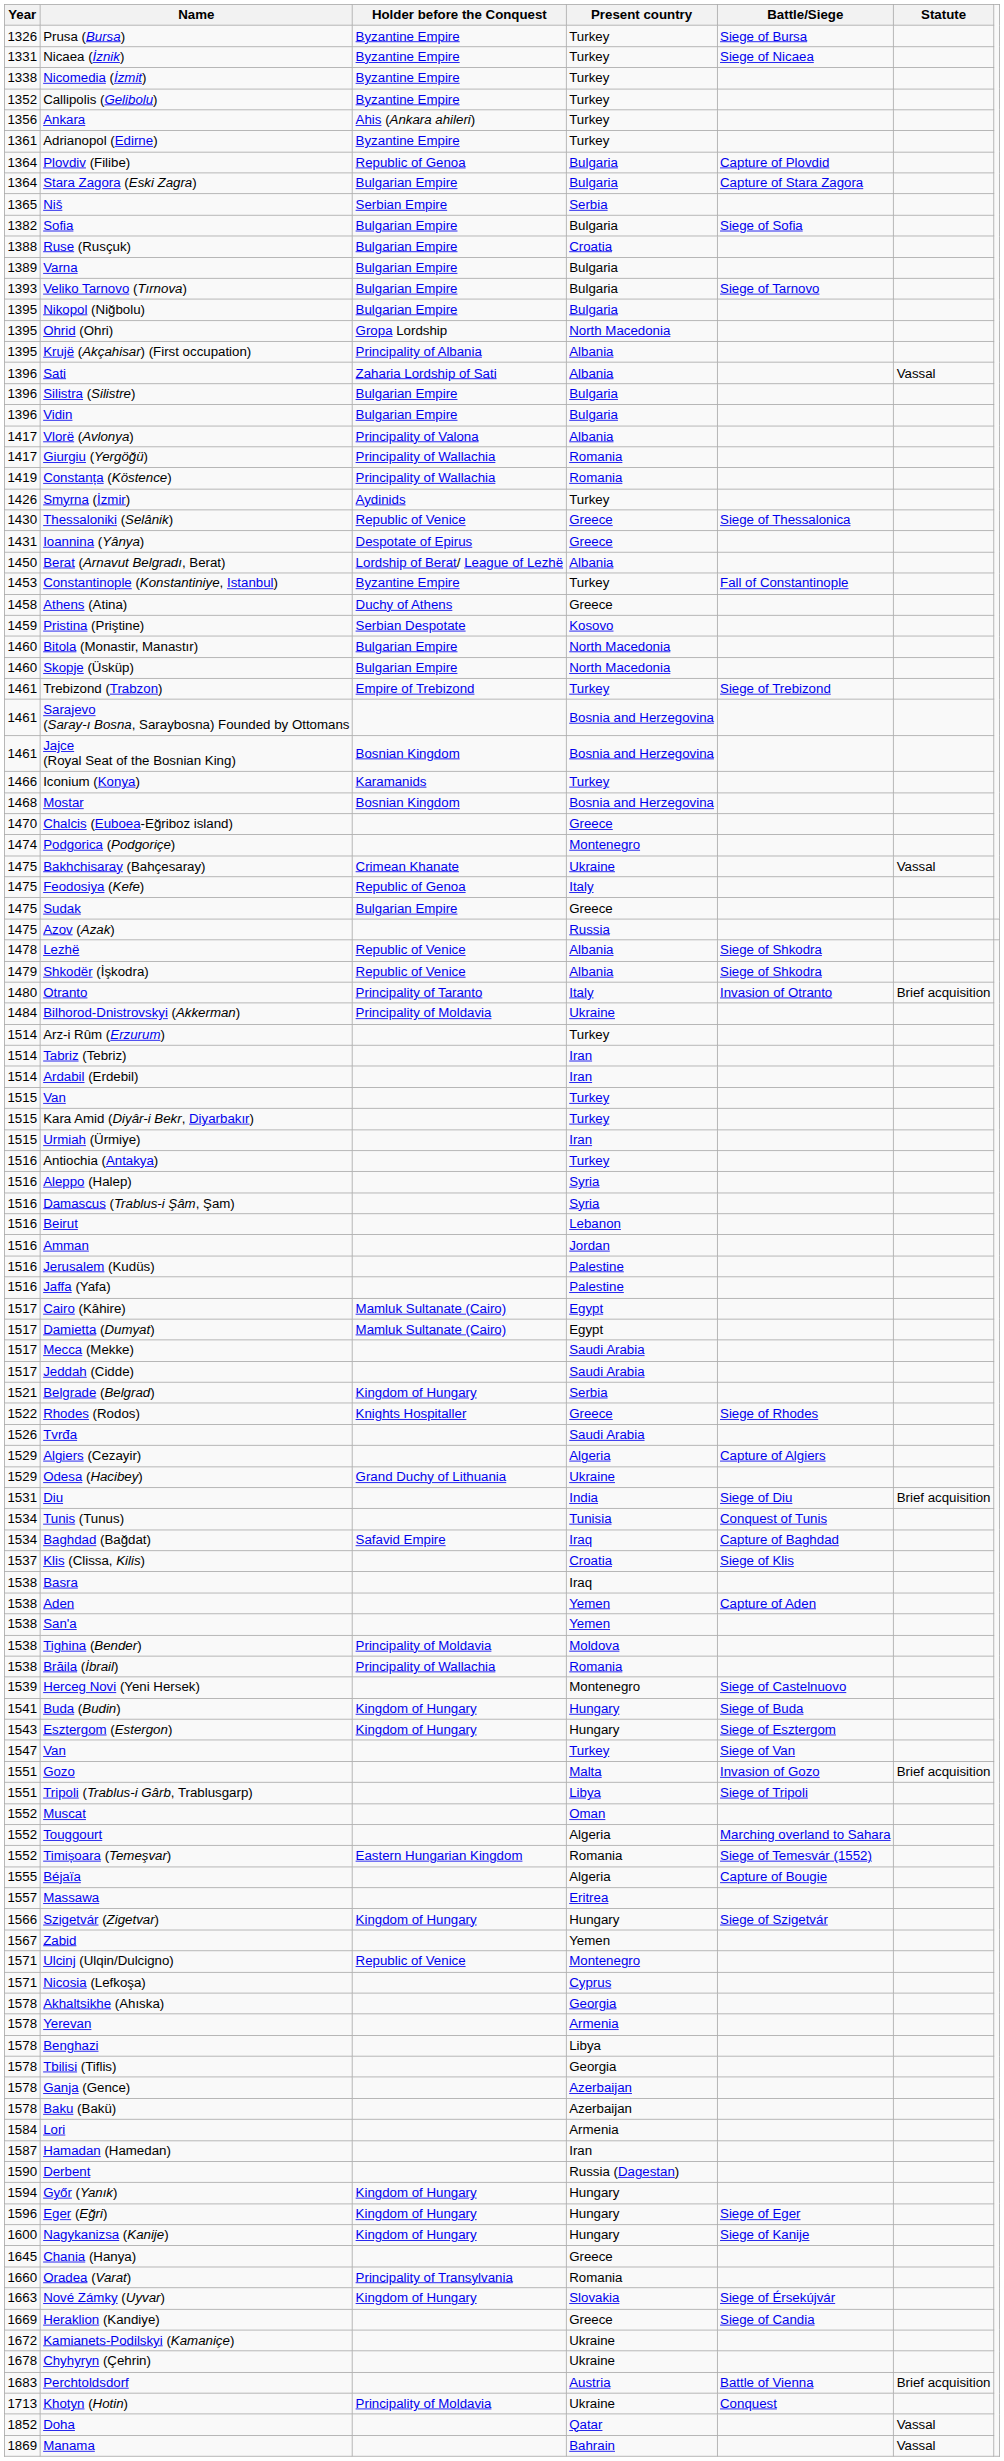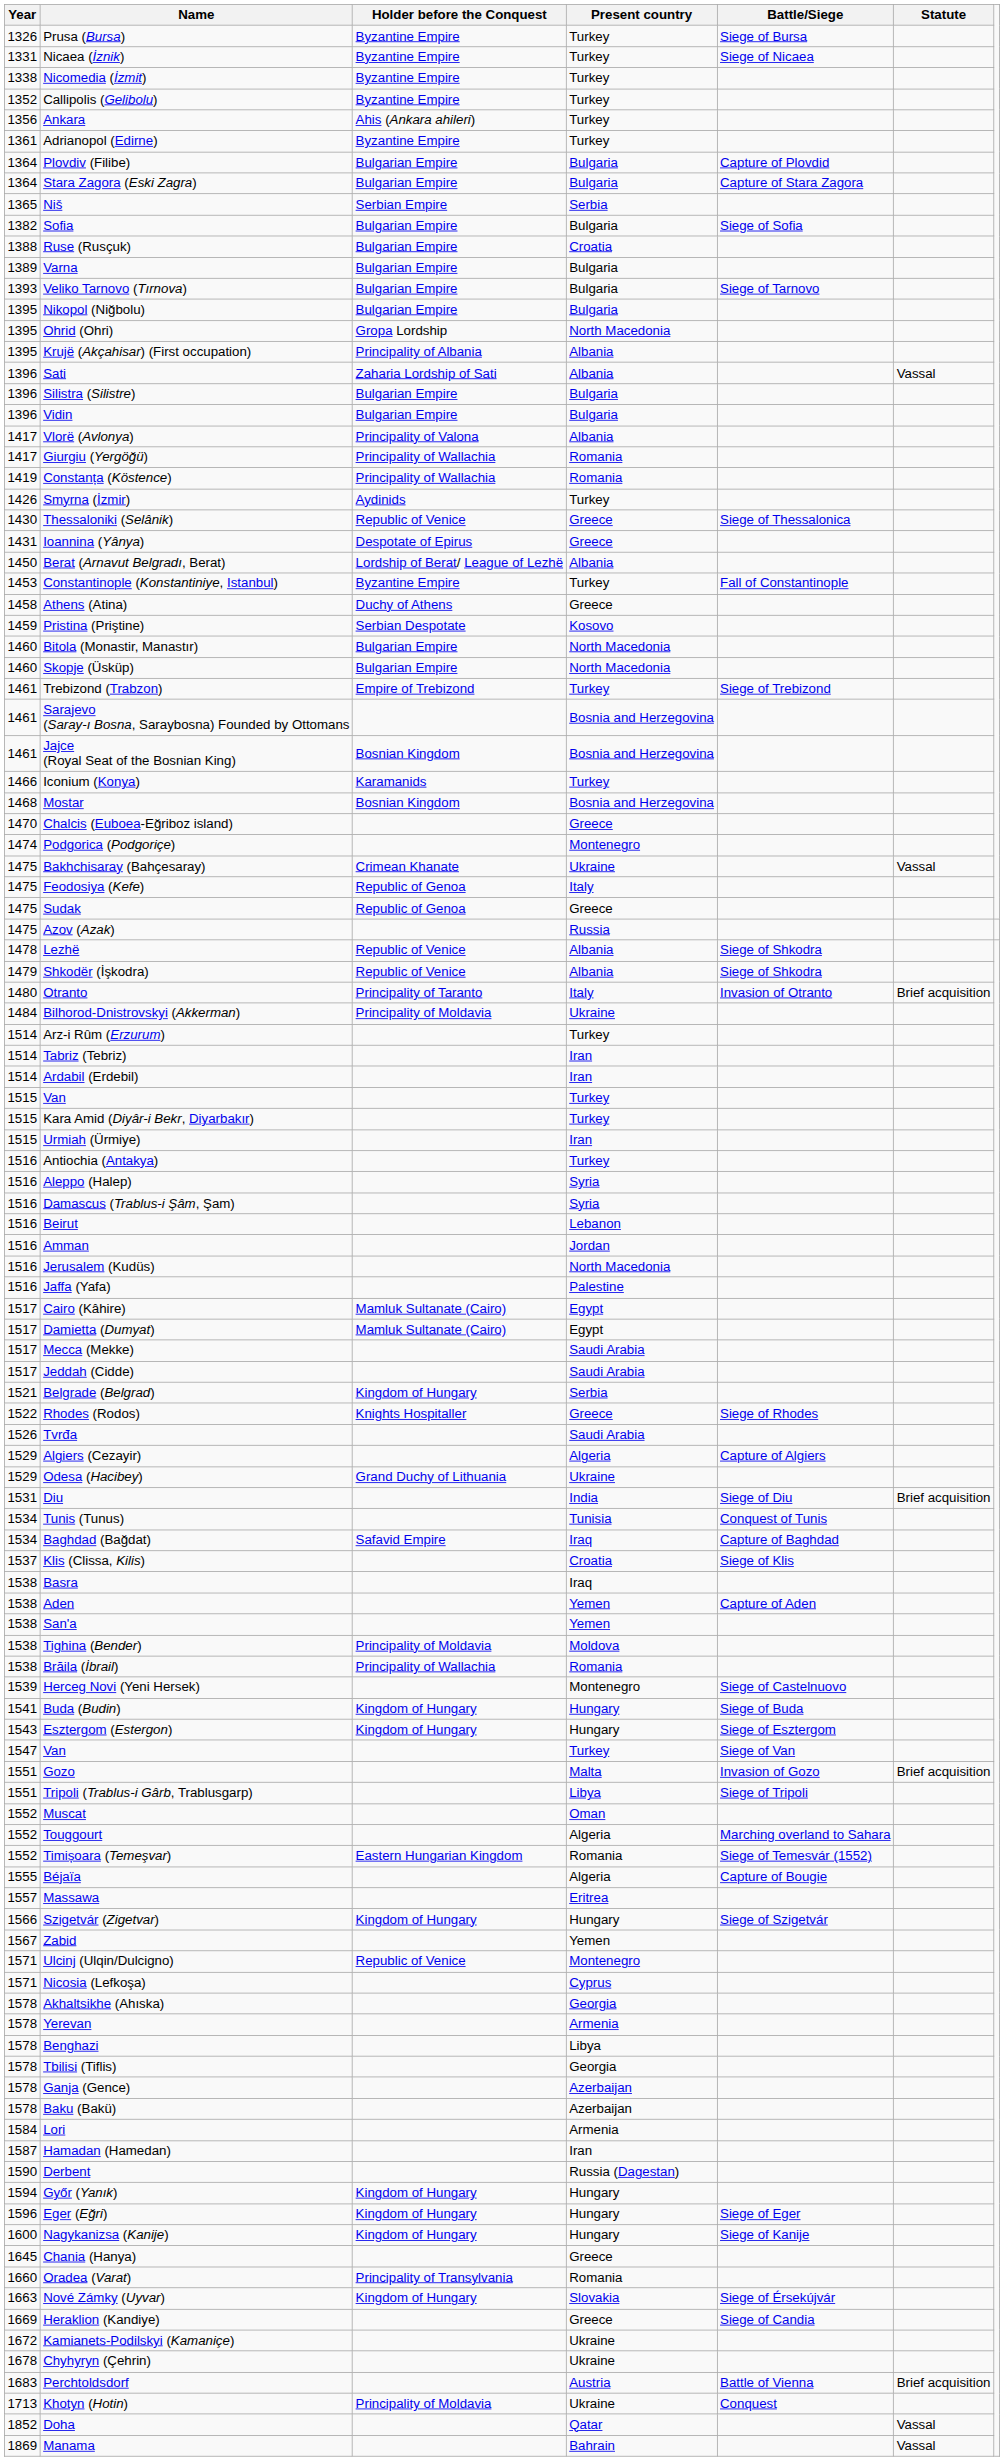(411, 162) Republic of Genoa -> (407, 162) Bulgarian Empire
(407, 908) Bulgarian Empire -> (411, 908) Republic of Genoa
(597, 1266) Palestine -> (620, 1266) North Macedonia
